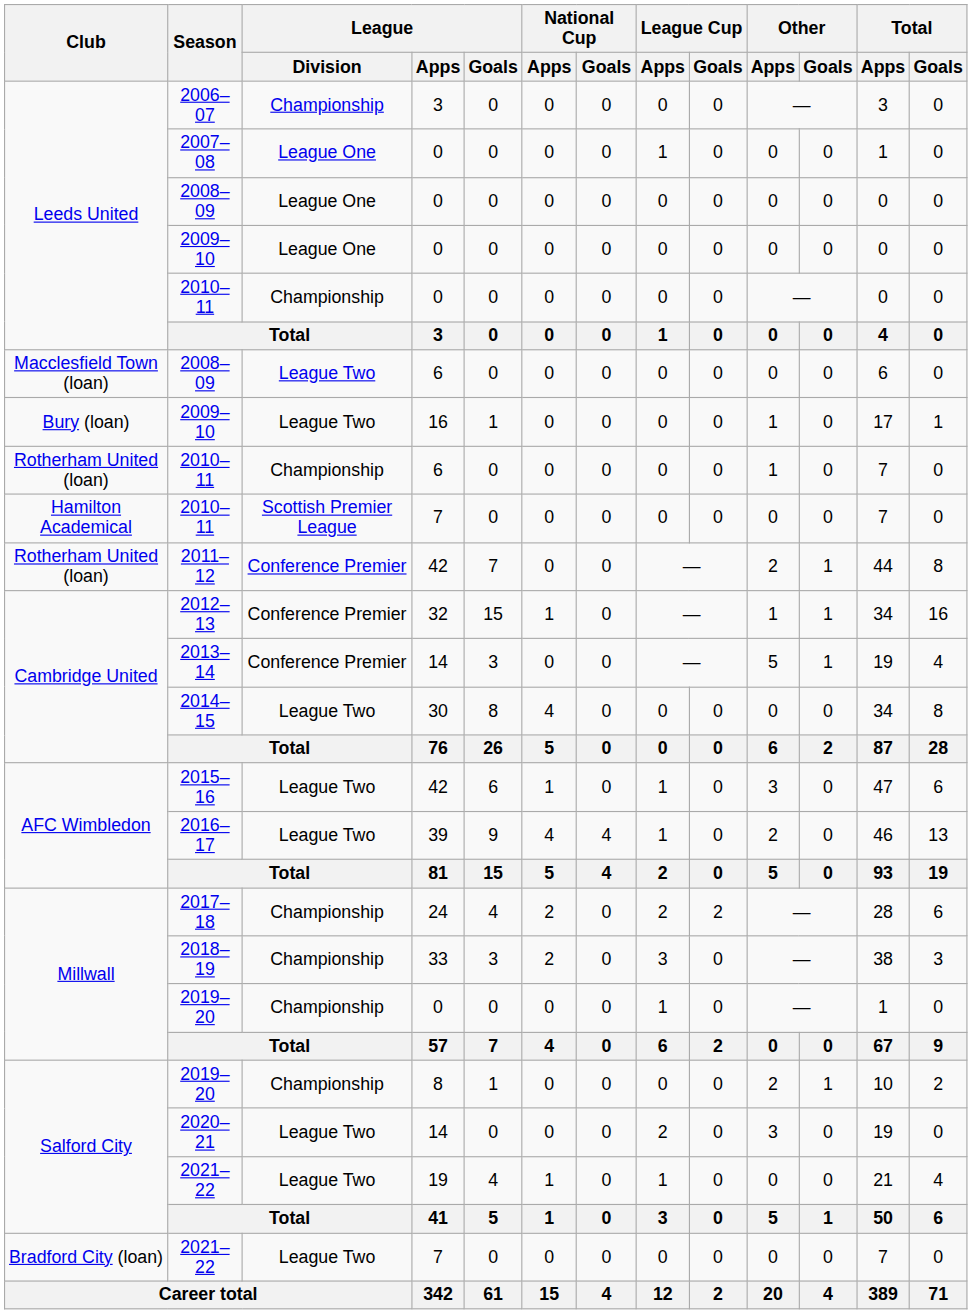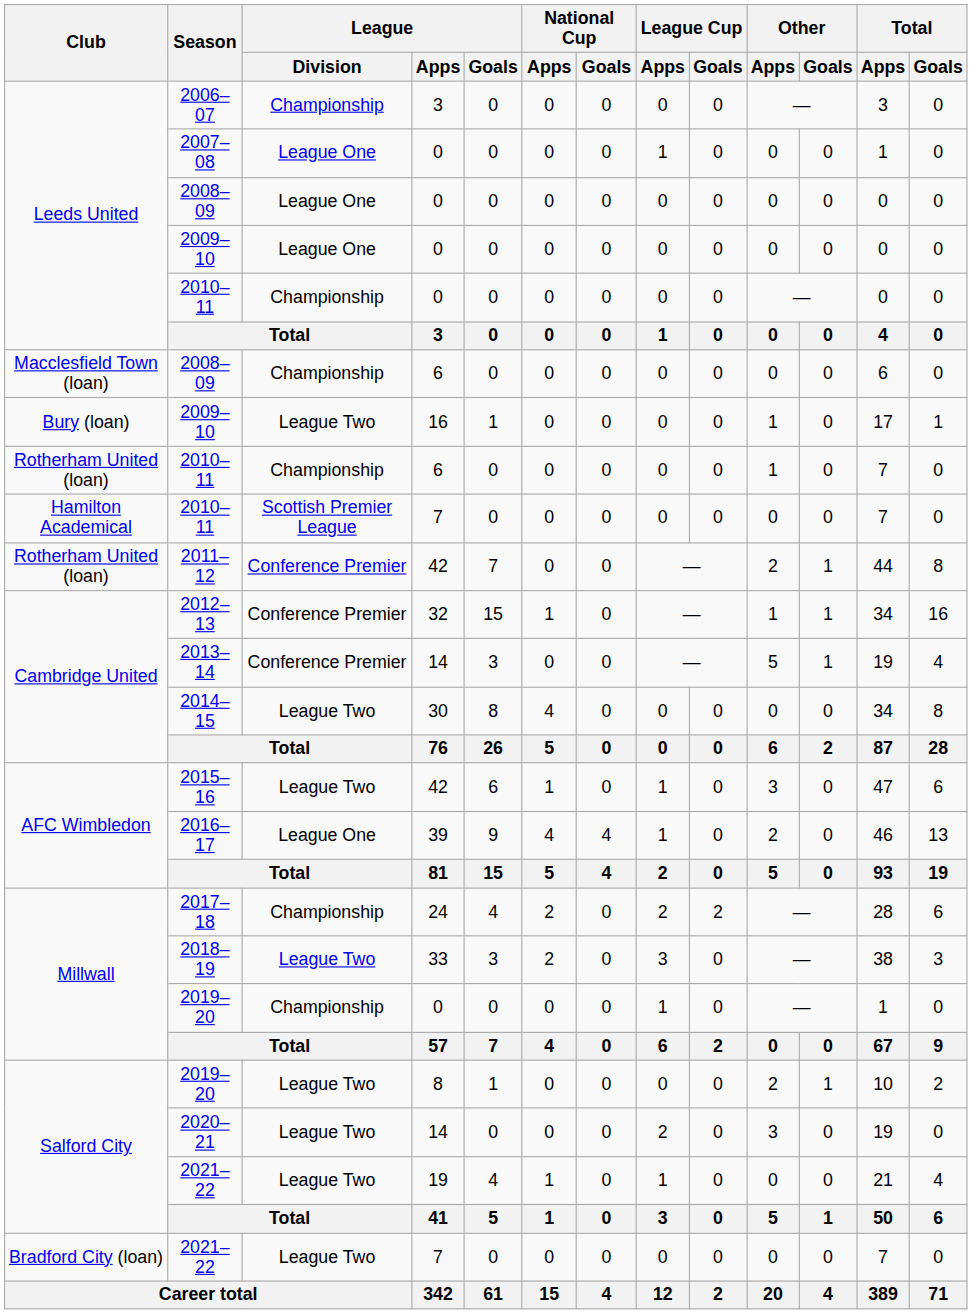(327, 373) League Two -> (327, 373) Championship
(327, 835) League Two -> (327, 835) League One
(327, 959) Championship -> (327, 959) League Two
(327, 1084) Championship -> (327, 1084) League Two
